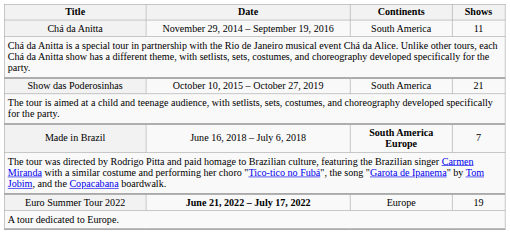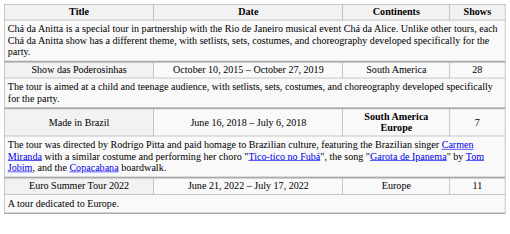- row: (75, 28)
(478, 86) 21 -> (477, 70) 28
(248, 202) bold -> (248, 186) normal
(478, 202) 19 -> (477, 186) 11
